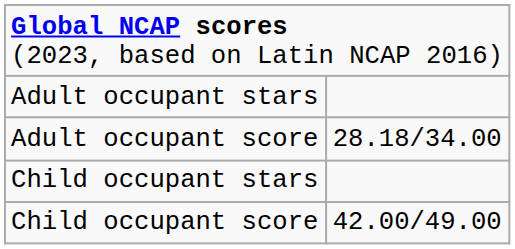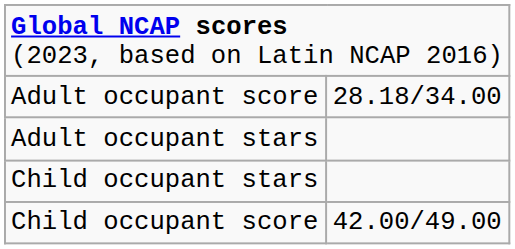rows swapped: (165, 97) <-> (165, 139)
